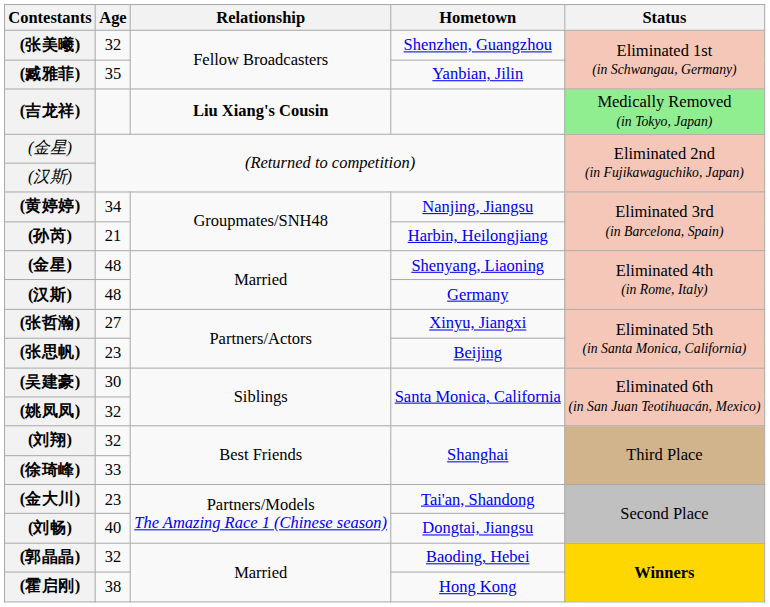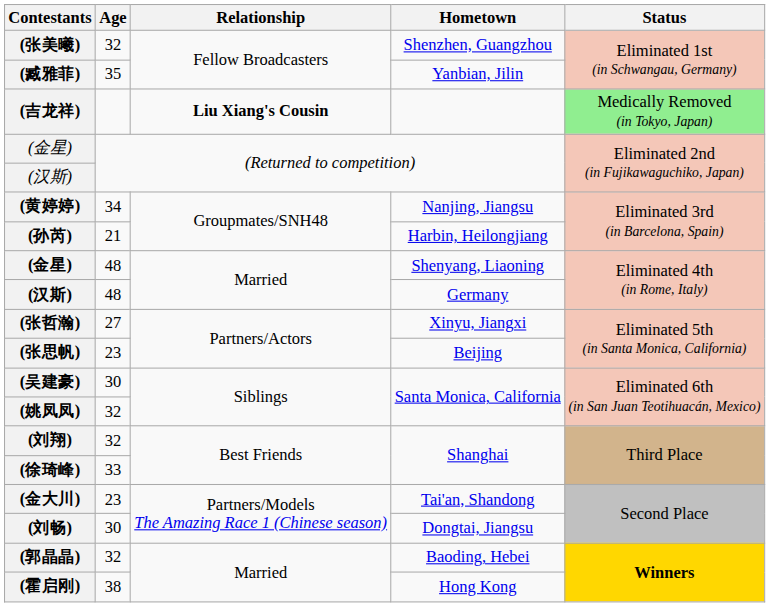(113, 528) 40 -> (113, 528) 30
